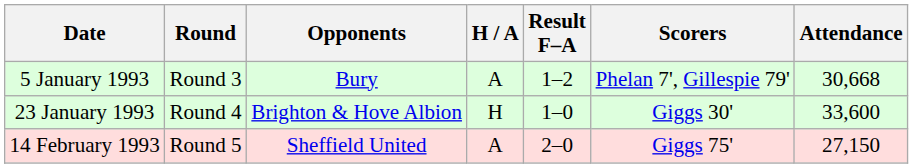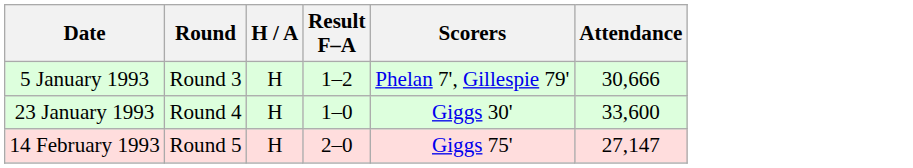- column: (357, 33)
(495, 78) A -> (275, 78) H
(851, 78) 30,668 -> (631, 78) 30,666
(495, 145) A -> (275, 145) H
(851, 145) 27,150 -> (631, 145) 27,147
